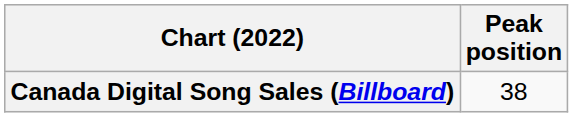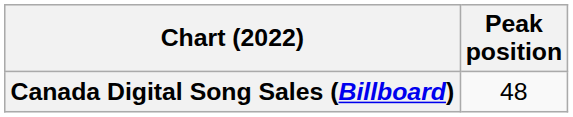(514, 91) 38 -> (514, 91) 48
